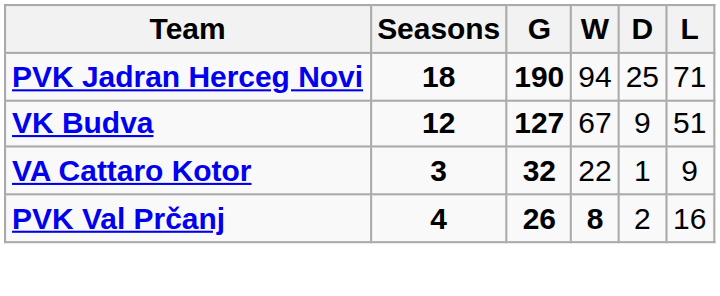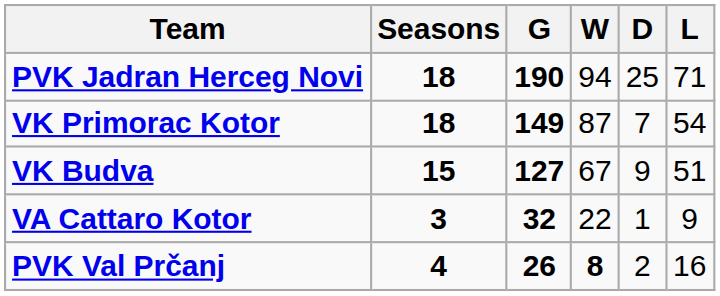+ row: (146, 124)
(439, 124) 12 -> (439, 171) 15
